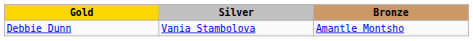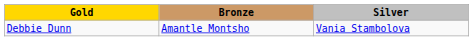columns swapped: (236, 12) <-> (391, 12)
